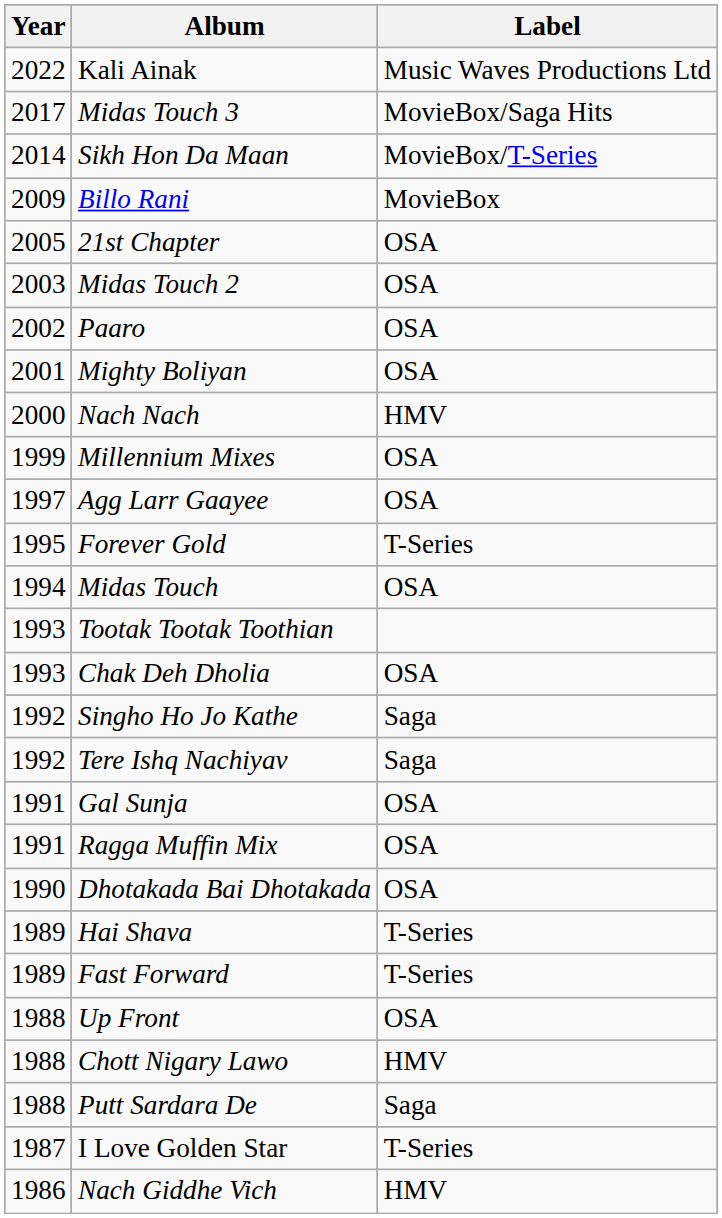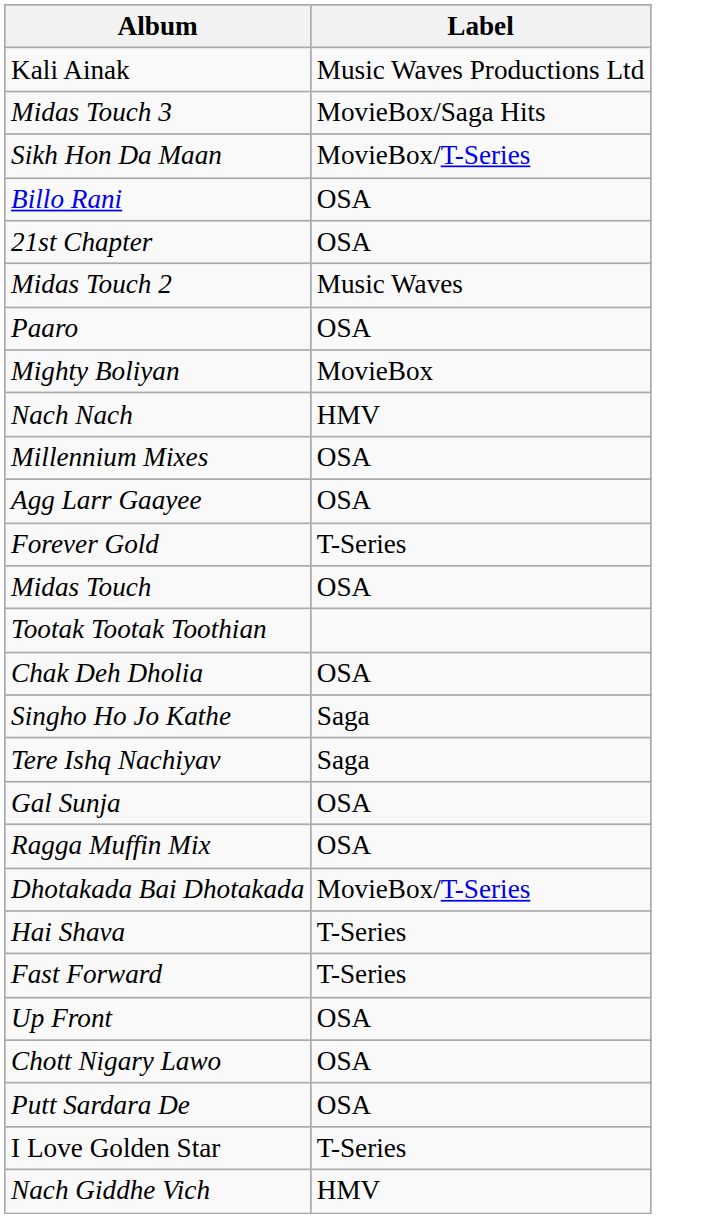- column: (38, 26)
(442, 198) MovieBox -> (344, 198) OSA
(411, 284) OSA -> (390, 284) Music Waves
(411, 371) OSA -> (375, 371) MovieBox
(411, 888) OSA -> (424, 888) MovieBox/T-Series
(415, 1061) HMV -> (344, 1061) OSA
(410, 1104) Saga -> (344, 1104) OSA
